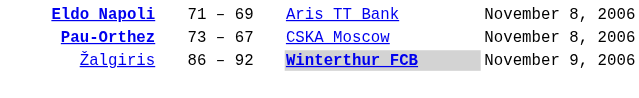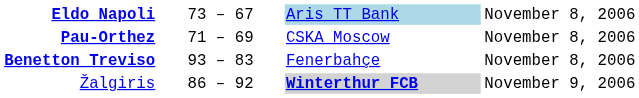(221, 15) 71 – 69 -> (221, 15) 73 – 67
(343, 15) no background -> (343, 15) lightblue background
(221, 38) 73 – 67 -> (221, 38) 71 – 69
+ row: (80, 61)
